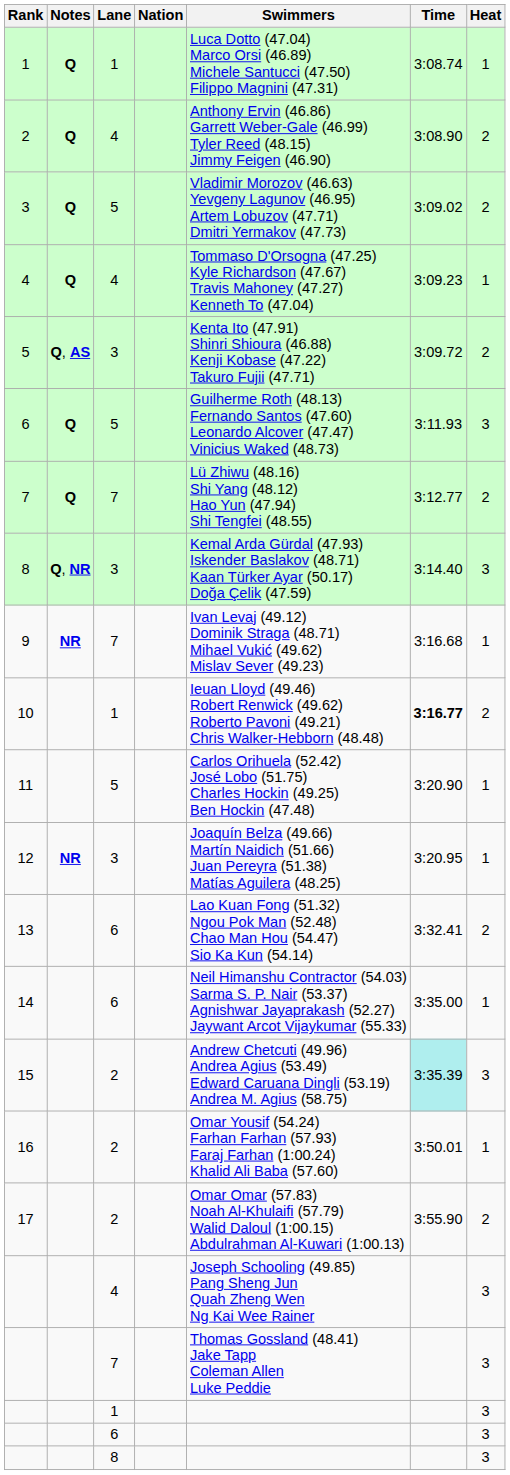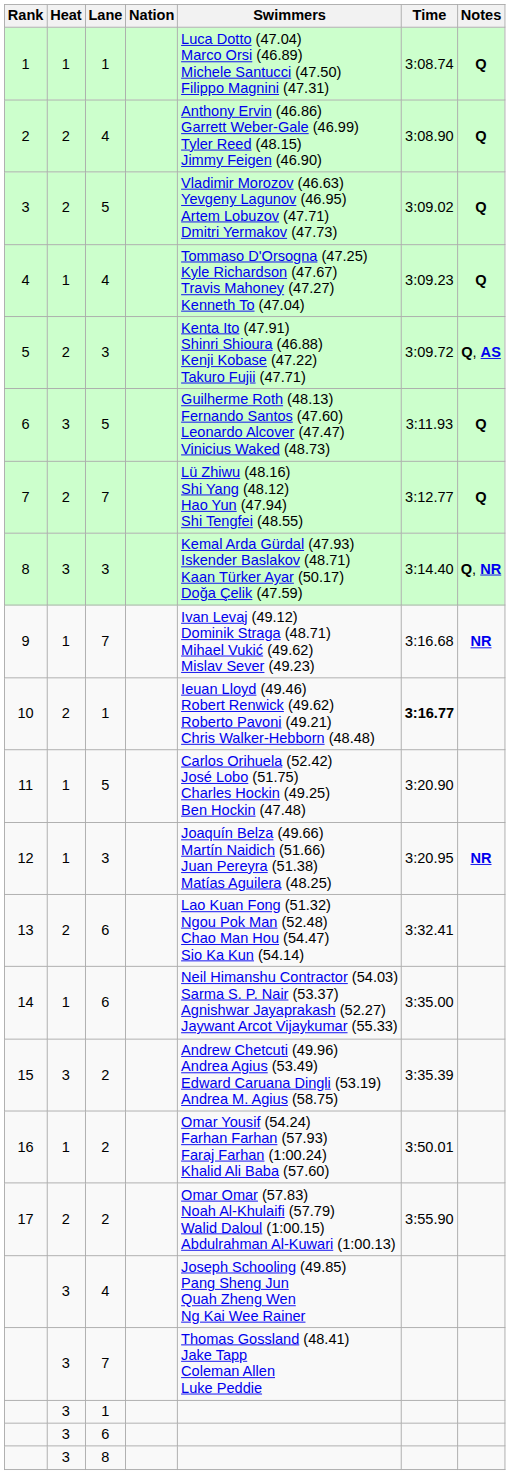columns swapped: (485, 16) <-> (70, 16)
(438, 1074) paleturquoise background -> (429, 1074) no background
